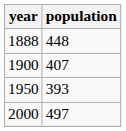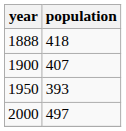(57, 41) 448 -> (57, 41) 418
